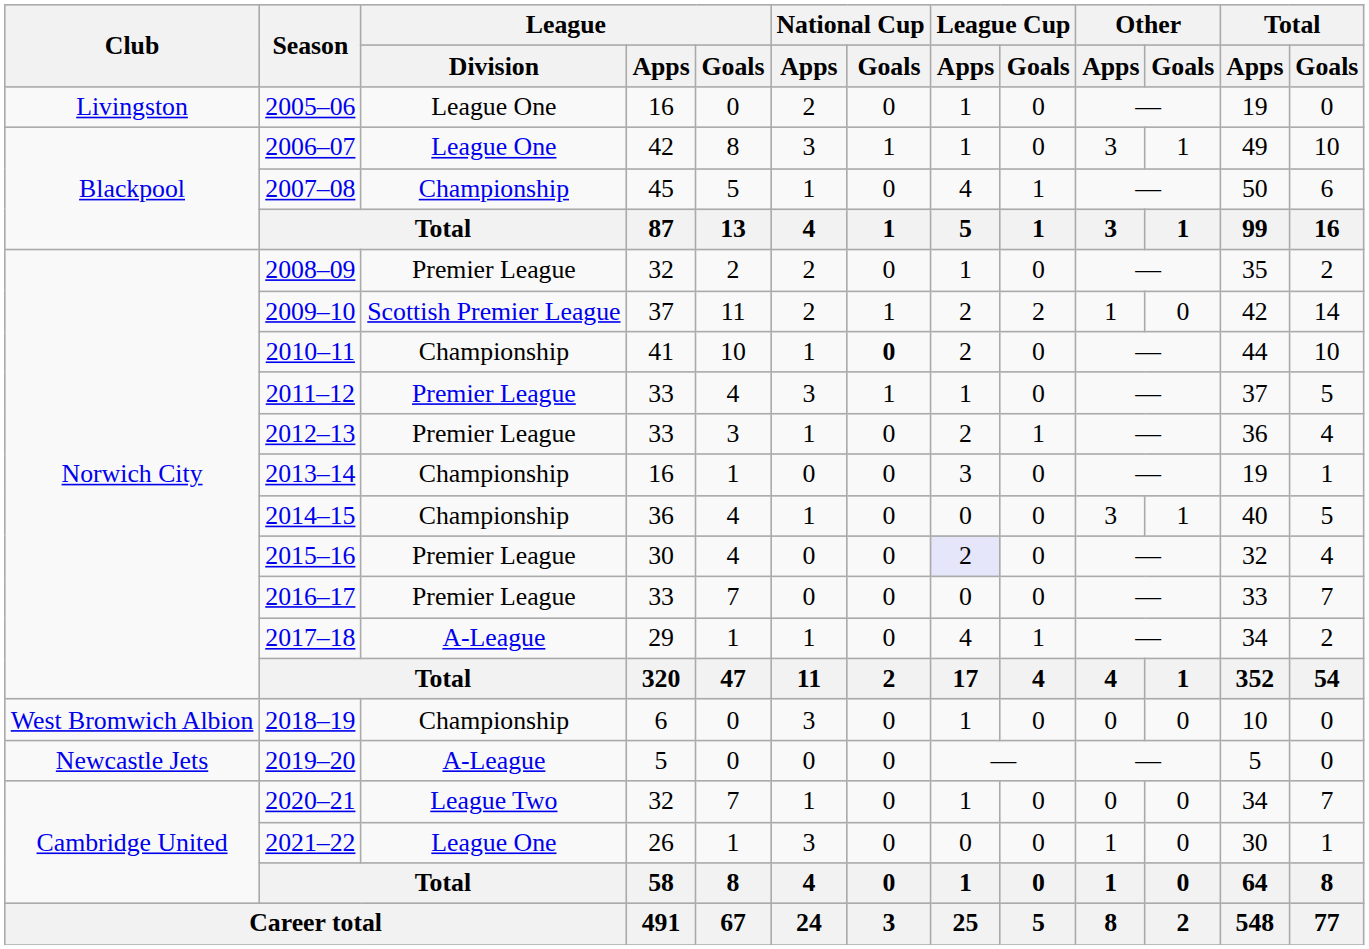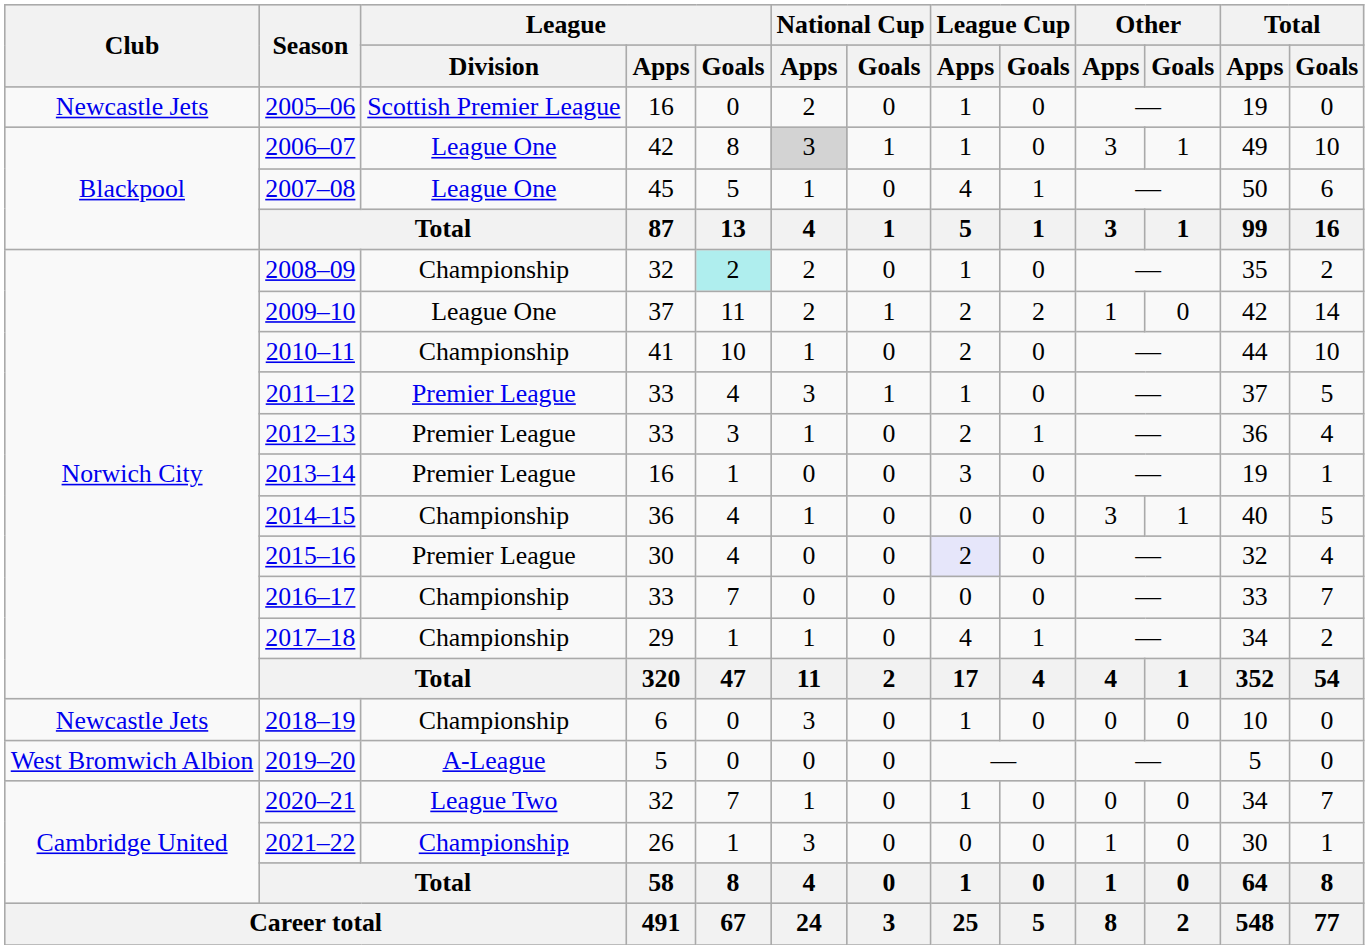(132, 106) Livingston -> (132, 106) Newcastle Jets
(494, 106) League One -> (494, 106) Scottish Premier League
(809, 147) no background -> (809, 147) lightgrey background
(494, 188) Championship -> (494, 188) League One
(494, 270) Premier League -> (494, 270) Championship
(733, 270) no background -> (733, 270) paleturquoise background
(494, 310) Scottish Premier League -> (494, 310) League One
(889, 351) bold -> (889, 351) normal
(494, 474) Championship -> (494, 474) Premier League
(494, 596) Premier League -> (494, 596) Championship
(494, 637) A-League -> (494, 637) Championship
(132, 719) West Bromwich Albion -> (132, 719) Newcastle Jets
(132, 760) Newcastle Jets -> (132, 760) West Bromwich Albion
(494, 842) League One -> (494, 842) Championship
